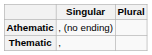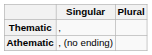rows swapped: (30, 27) <-> (30, 43)
